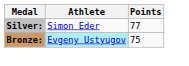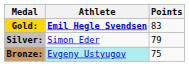+ row: (25, 26)
(135, 26) 77 -> (156, 40) 79
